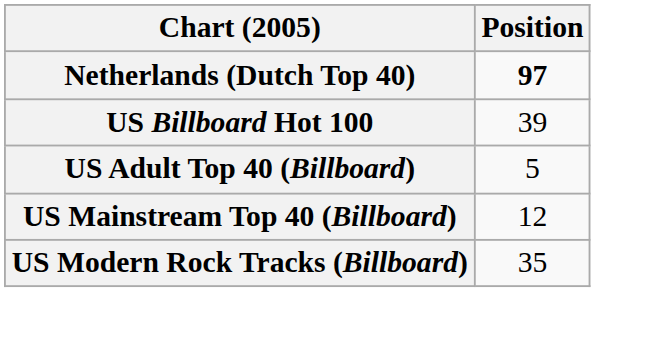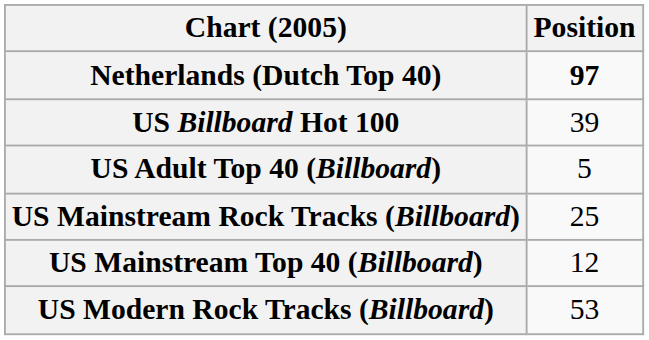+ row: (266, 215)
(532, 262) 35 -> (585, 309) 53
